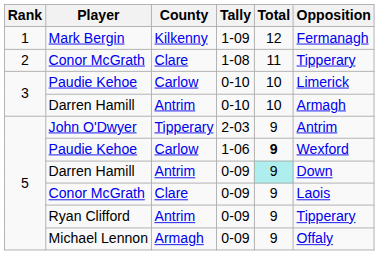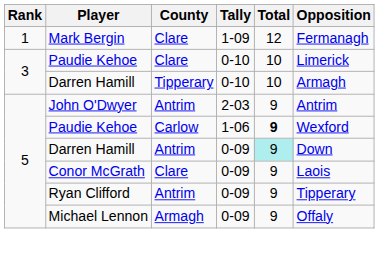(181, 37) Kilkenny -> (171, 37) Clare
- row: (97, 60)
(176, 82) Carlow -> (171, 60) Clare
(175, 104) Antrim -> (184, 82) Tipperary
(184, 127) Tipperary -> (175, 104) Antrim
